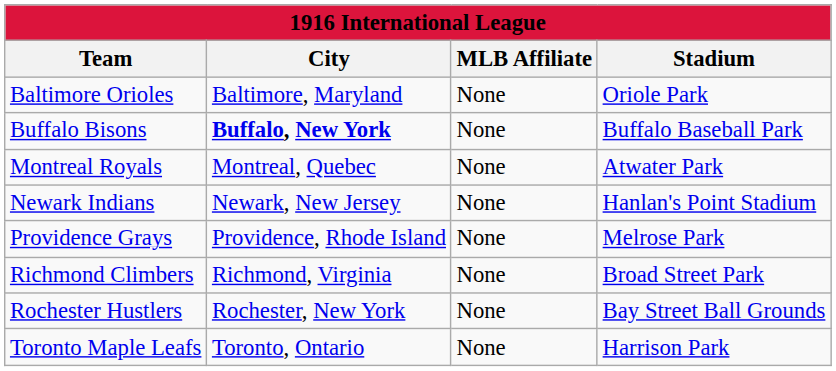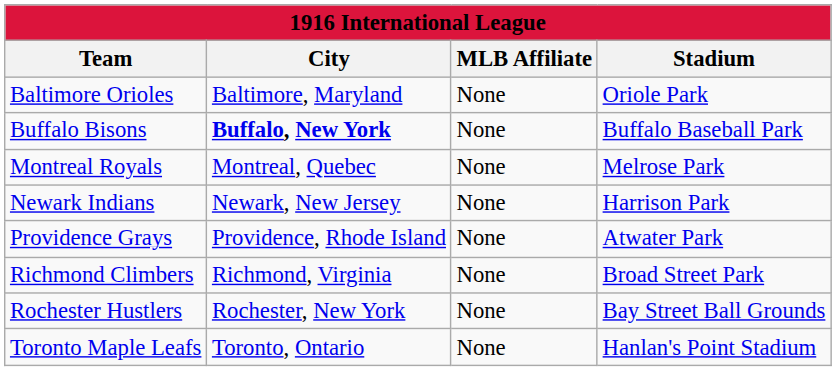(663, 166) Atwater Park -> (664, 166) Melrose Park
(709, 202) Hanlan's Point Stadium -> (666, 202) Harrison Park
(664, 238) Melrose Park -> (663, 238) Atwater Park
(666, 346) Harrison Park -> (709, 346) Hanlan's Point Stadium
